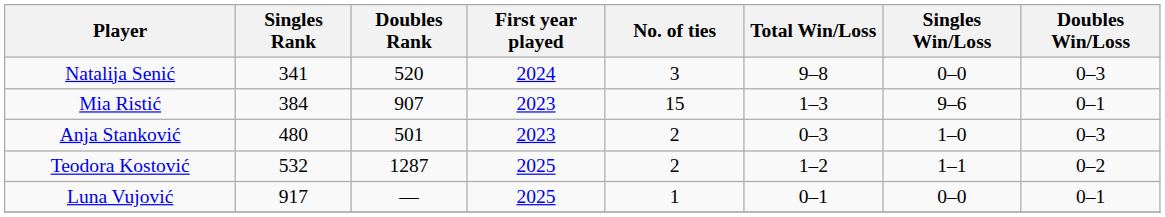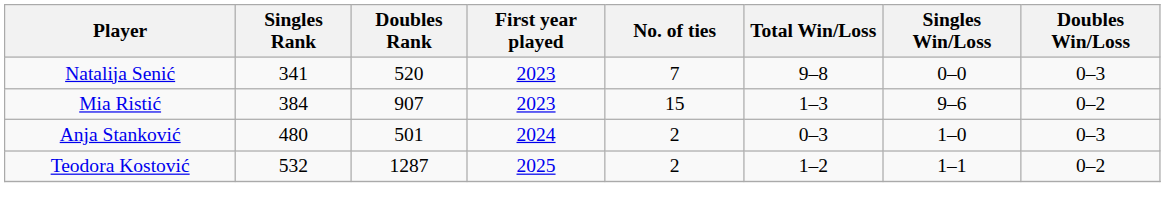(536, 72) 2024 -> (536, 72) 2023
(675, 72) 3 -> (675, 72) 7
(1091, 103) 0–1 -> (1091, 103) 0–2
(536, 134) 2023 -> (536, 134) 2024
- row: (120, 196)
